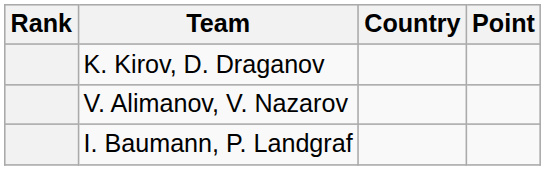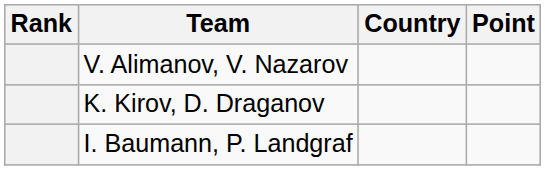rows swapped: (216, 104) <-> (204, 64)
